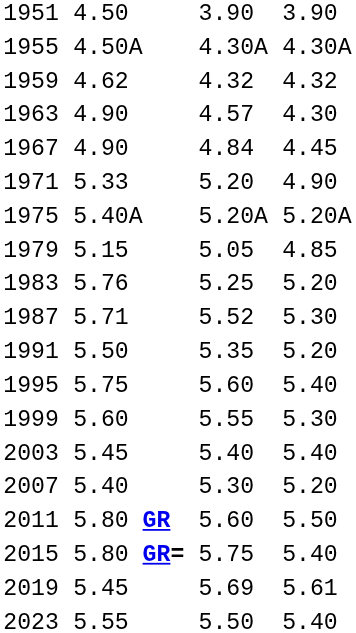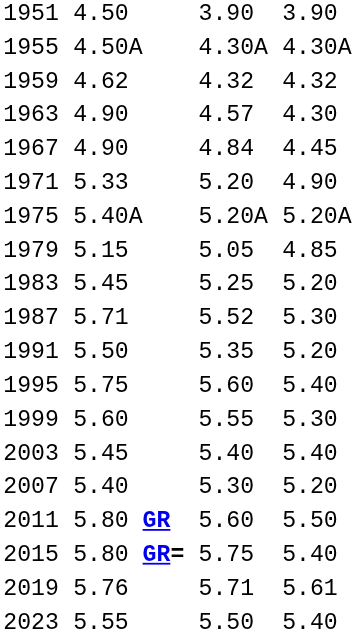(101, 284) 5.76 -> (101, 284) 5.45
(101, 589) 5.45 -> (101, 589) 5.76
(226, 589) 5.69 -> (226, 589) 5.71
